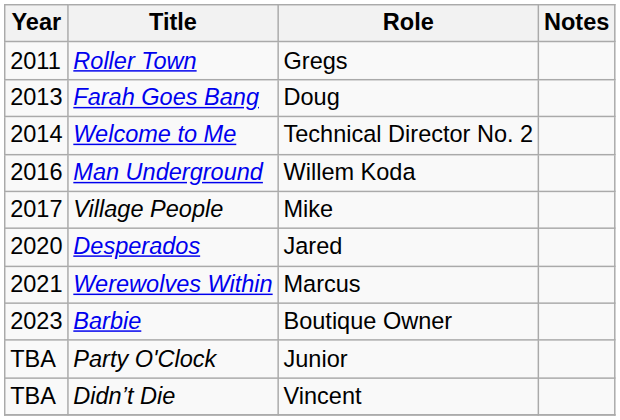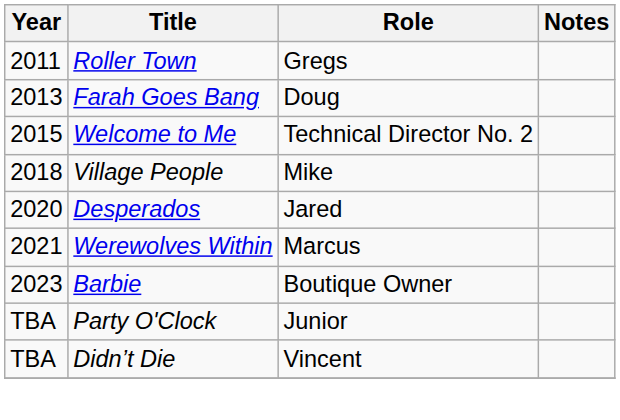(36, 135) 2014 -> (36, 135) 2015
- row: (168, 172)
(36, 209) 2017 -> (36, 172) 2018
